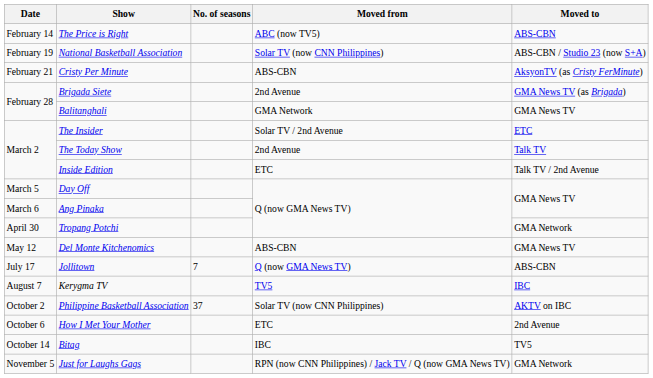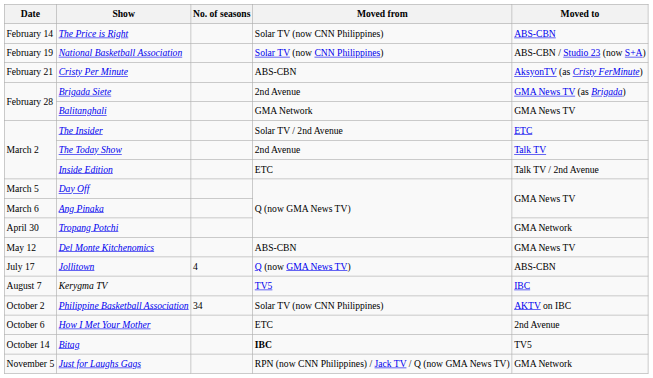(287, 33) ABC (now TV5) -> (319, 33) Solar TV (now CNN Philippines)
(195, 267) 7 -> (195, 267) 4
(198, 305) 37 -> (198, 305) 34
(263, 344) normal -> (263, 344) bold
